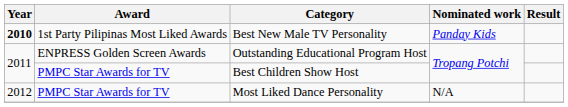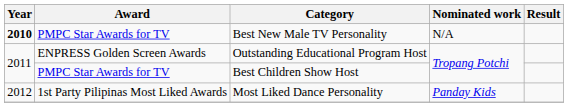(132, 33) 1st Party Pilipinas Most Liked Awards -> (104, 33) PMPC Star Awards for TV
(464, 33) Panday Kids -> (443, 33) N/A
(104, 92) PMPC Star Awards for TV -> (132, 92) 1st Party Pilipinas Most Liked Awards
(443, 92) N/A -> (464, 92) Panday Kids
